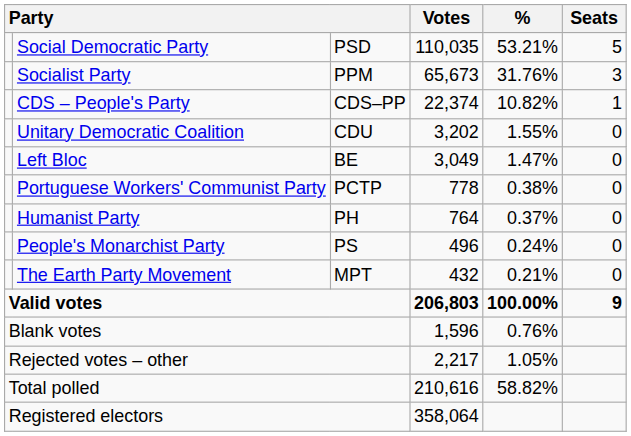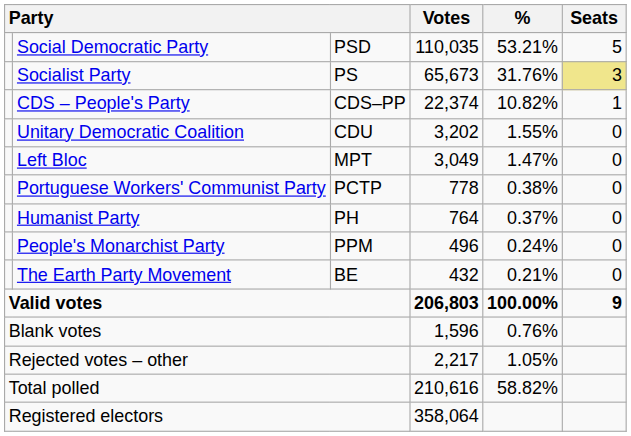(353, 75) PPM -> (346, 75) PS
(617, 75) no background -> (617, 75) khaki background
(346, 160) BE -> (353, 160) MPT
(346, 246) PS -> (353, 246) PPM
(353, 274) MPT -> (346, 274) BE
